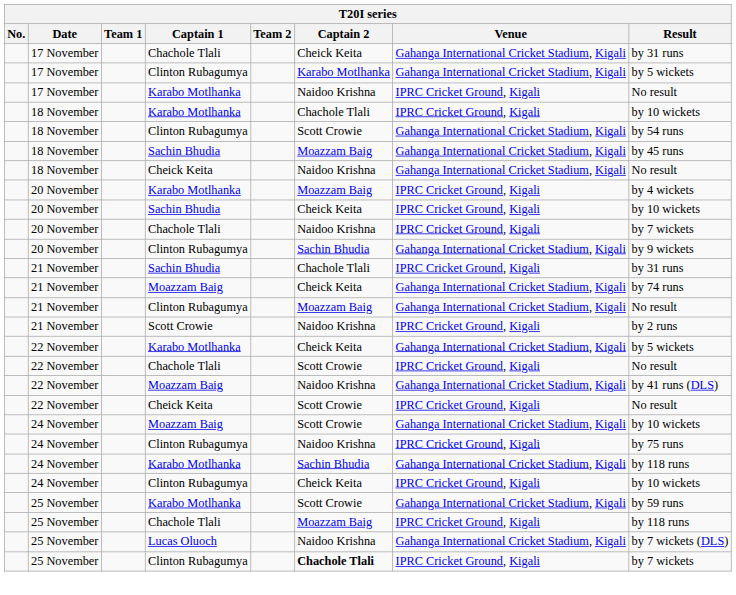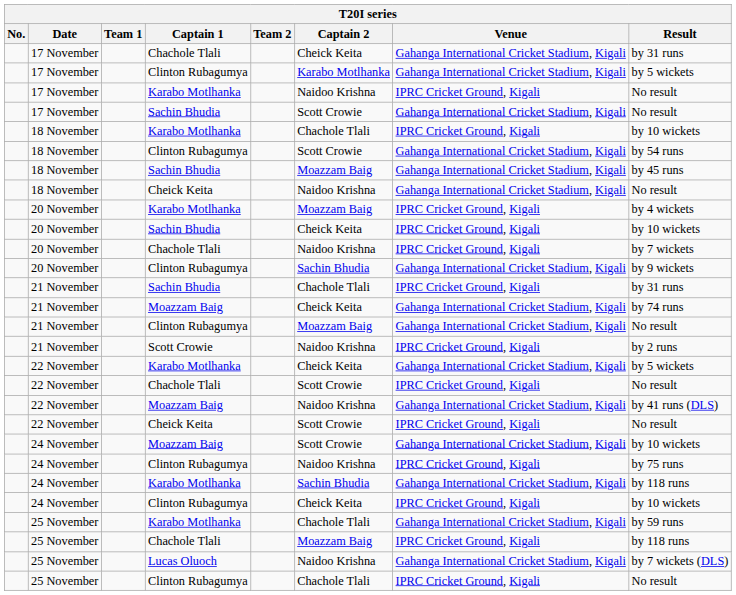+ row: (65, 111)
(330, 502) Scott Crowie -> (334, 522) Chachole Tlali
(336, 561) bold -> (334, 580) normal
(663, 561) by 7 wickets -> (654, 580) No result
